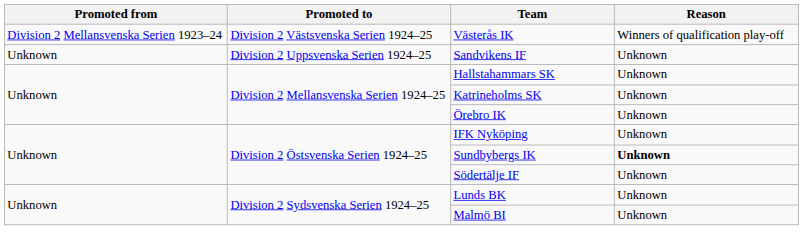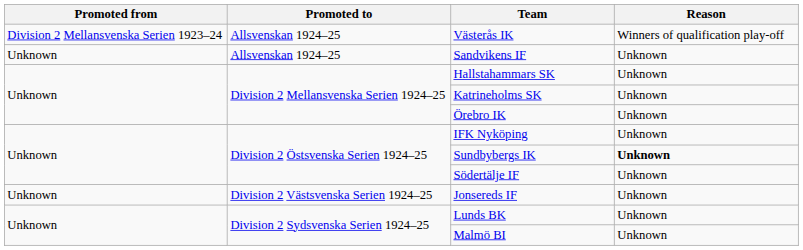(331, 34) Division 2 Västsvenska Serien 1924–25 -> (285, 34) Allsvenskan 1924–25
(331, 54) Division 2 Uppsvenska Serien 1924–25 -> (285, 54) Allsvenskan 1924–25
+ row: (485, 194)
